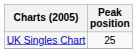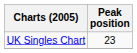(110, 40) 25 -> (110, 40) 23
